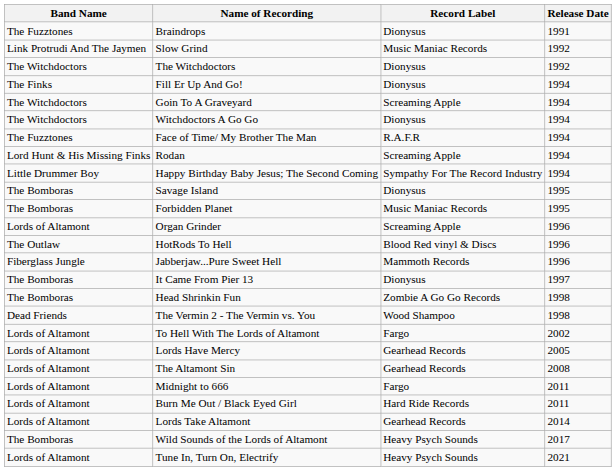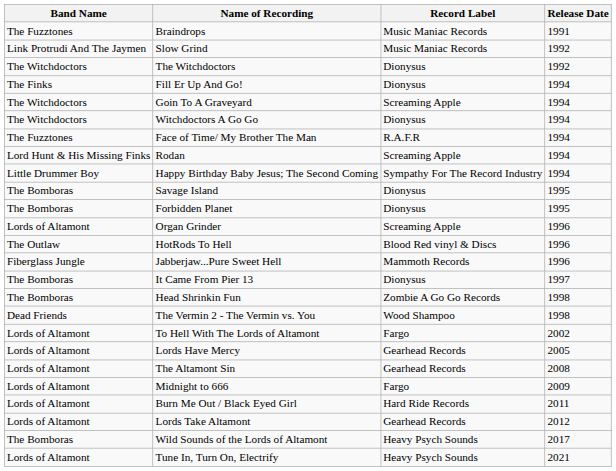(404, 31) Dionysus -> (435, 31) Music Maniac Records
(435, 208) Music Maniac Records -> (404, 208) Dionysus
(558, 386) 2011 -> (559, 386) 2009
(559, 421) 2014 -> (559, 421) 2012
